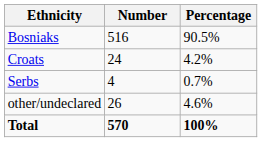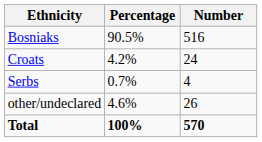columns swapped: (142, 15) <-> (218, 15)
